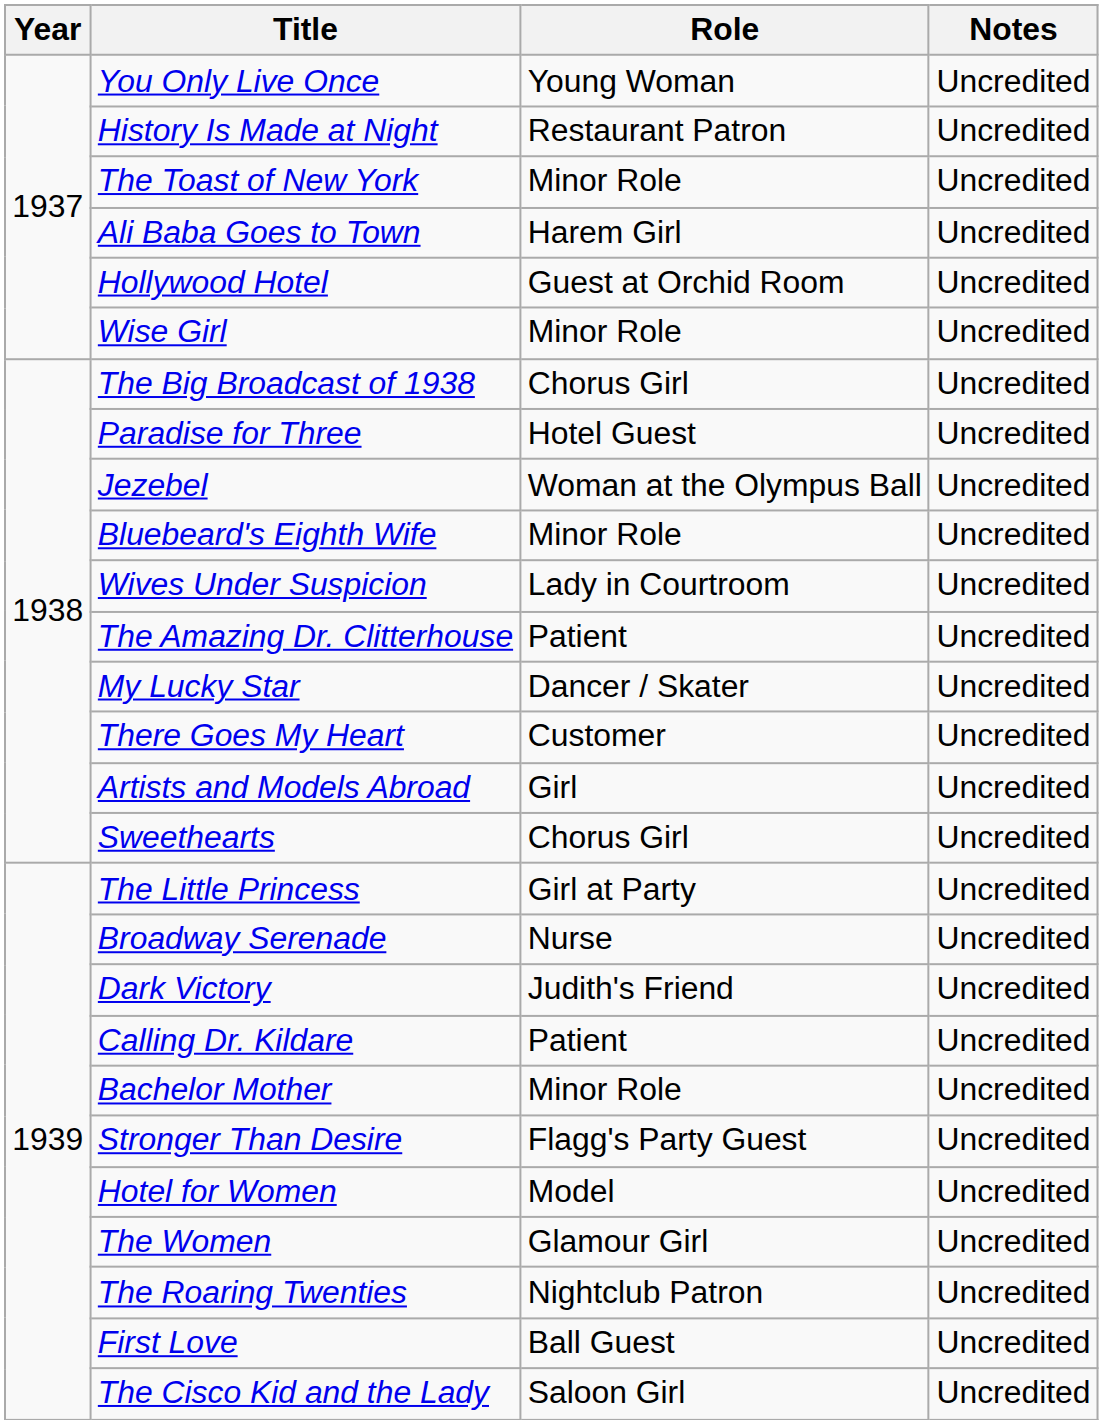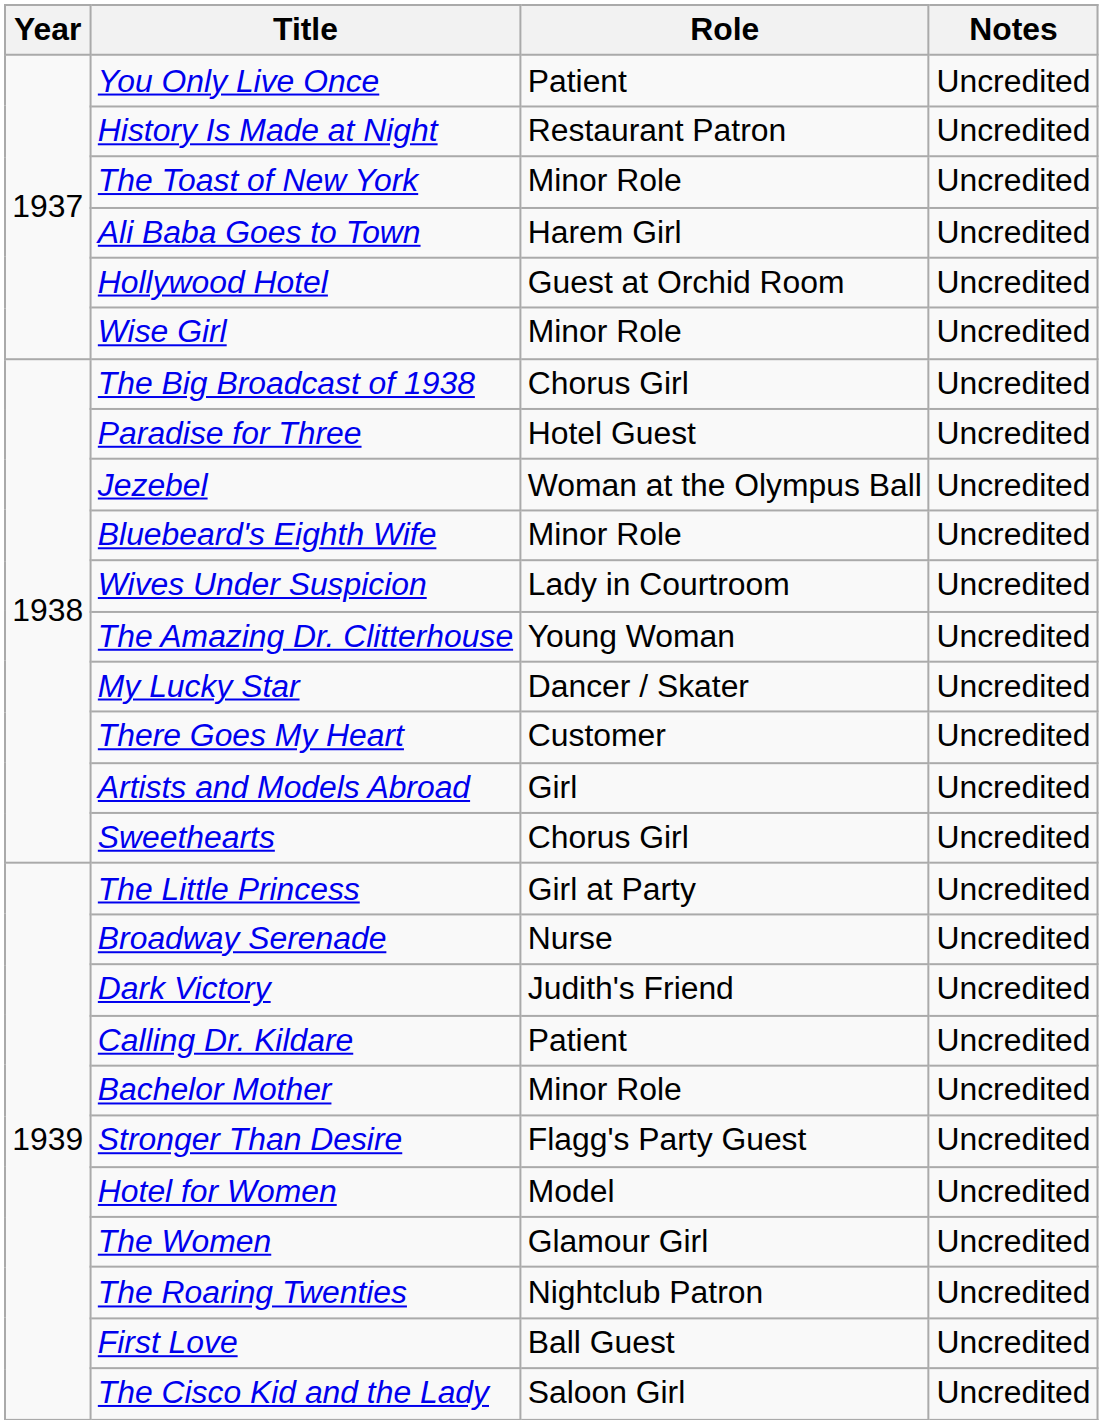(631, 80) Young Woman -> (577, 80) Patient
(577, 635) Patient -> (631, 635) Young Woman
